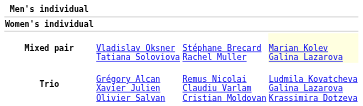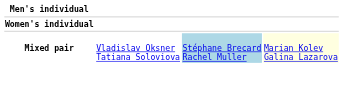(222, 53) no background -> (222, 53) lightblue background
- row: (49, 84)
